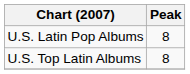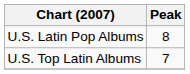(166, 58) 8 -> (166, 58) 7
